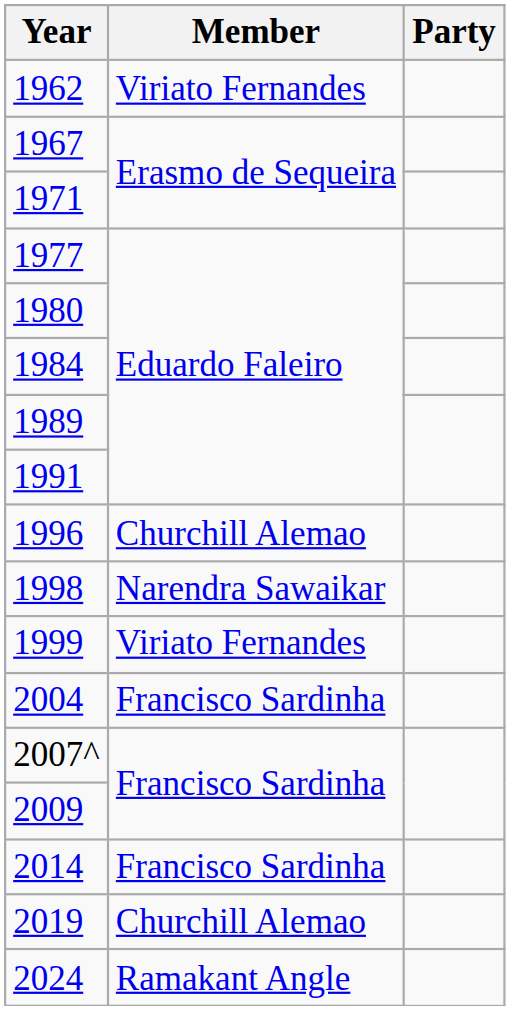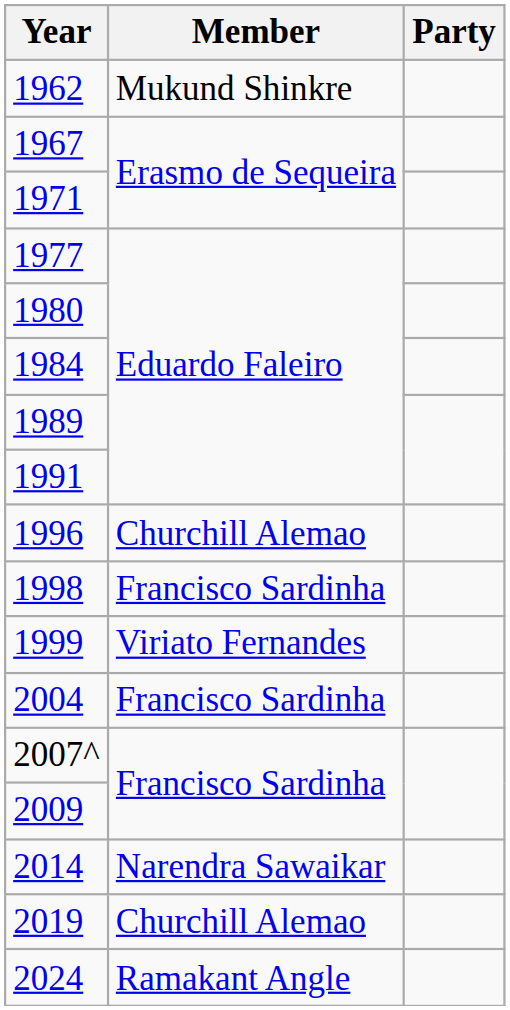(241, 87) Viriato Fernandes -> (234, 87) Mukund Shinkre
(251, 587) Narendra Sawaikar -> (251, 587) Francisco Sardinha
(251, 865) Francisco Sardinha -> (251, 865) Narendra Sawaikar
